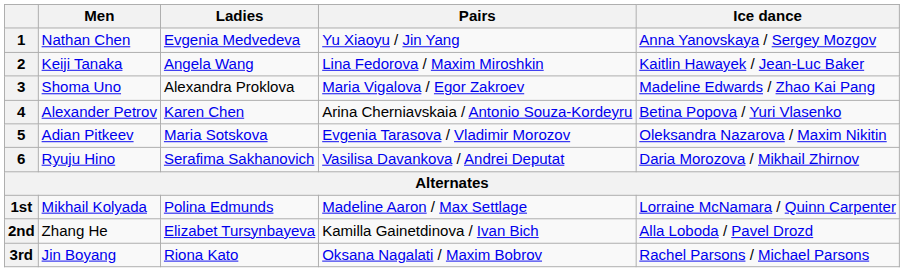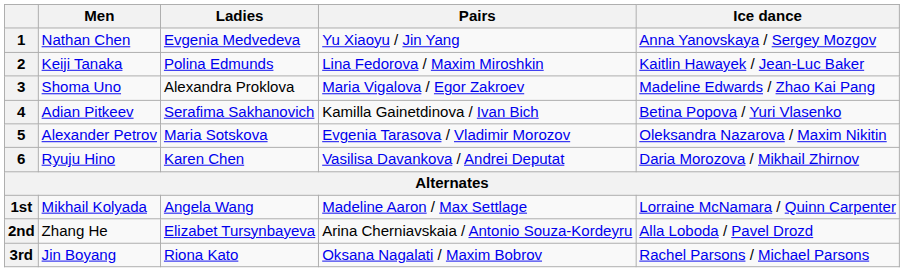(209, 64) Angela Wang -> (219, 64) Polina Edmunds
(99, 111) Alexander Petrov -> (88, 111) Adian Pitkeev
(204, 111) Karen Chen -> (239, 111) Serafima Sakhanovich
(477, 111) Arina Cherniavskaia / Antonio Souza-Kordeyru -> (430, 111) Kamilla Gainetdinova / Ivan Bich
(88, 135) Adian Pitkeev -> (99, 135) Alexander Petrov
(239, 159) Serafima Sakhanovich -> (204, 159) Karen Chen
(219, 207) Polina Edmunds -> (209, 207) Angela Wang
(430, 231) Kamilla Gainetdinova / Ivan Bich -> (477, 231) Arina Cherniavskaia / Antonio Souza-Kordeyru
